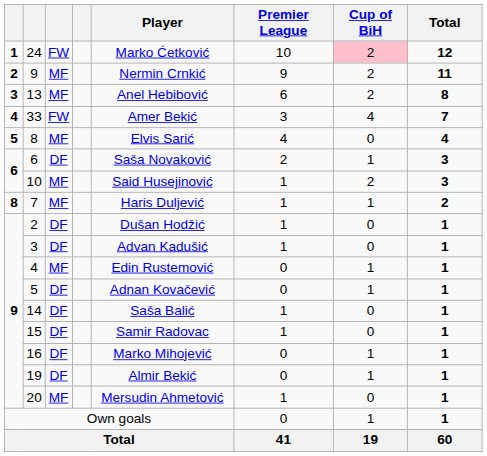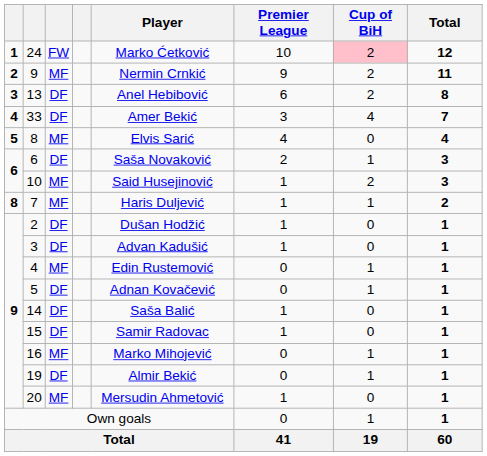(59, 95) MF -> (59, 95) DF
(59, 116) FW -> (59, 116) DF
(59, 354) DF -> (59, 354) MF
